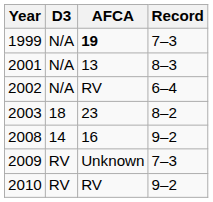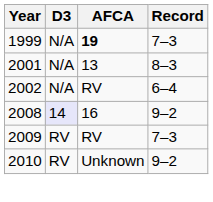- row: (25, 112)
(57, 137) no background -> (57, 112) lavender background
(113, 161) Unknown -> (92, 137) RV
(92, 185) RV -> (113, 161) Unknown
